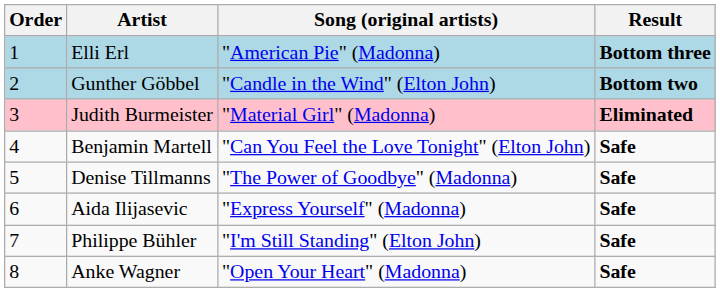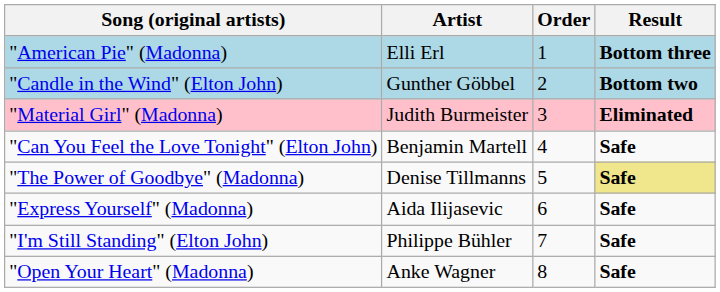columns swapped: (36, 20) <-> (406, 20)
(618, 177) no background -> (618, 177) khaki background
